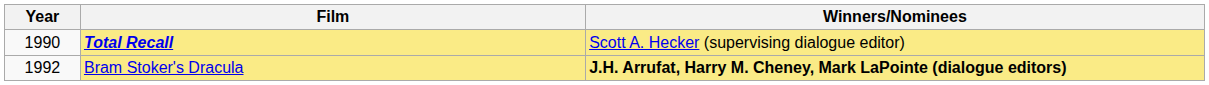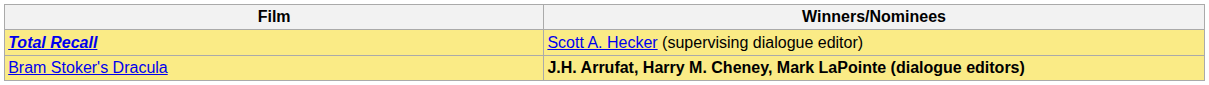- column: (42, 17)
